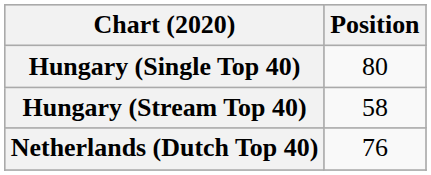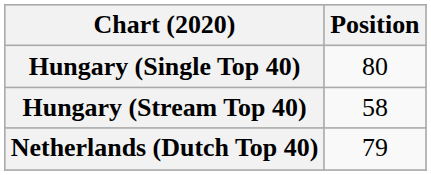(375, 148) 76 -> (375, 148) 79
